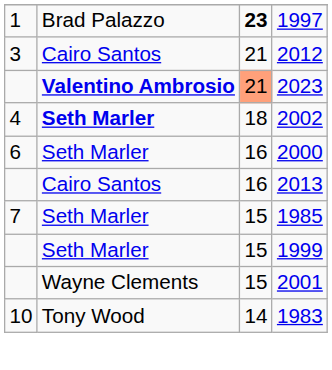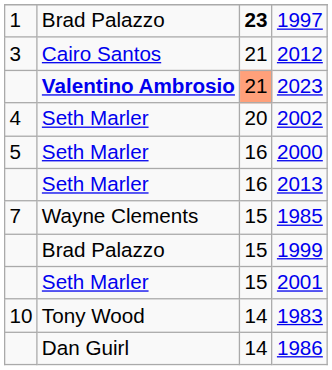(98, 119) bold -> (95, 119) normal
(256, 119) 18 -> (256, 119) 20
(15, 151) 6 -> (15, 151) 5
(102, 184) Cairo Santos -> (95, 184) Seth Marler
(95, 217) Seth Marler -> (120, 217) Wayne Clements
(95, 250) Seth Marler -> (103, 250) Brad Palazzo
(120, 282) Wayne Clements -> (95, 282) Seth Marler
+ row: (300, 348)
